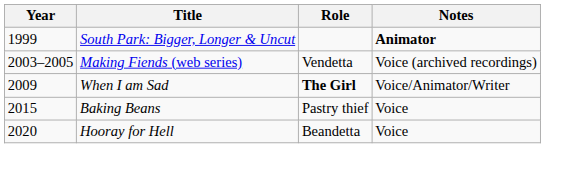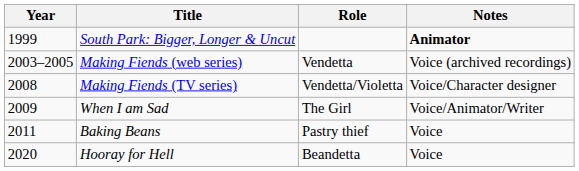+ row: (159, 85)
(329, 85) bold -> (327, 108) normal
(22, 108) 2015 -> (22, 131) 2011
